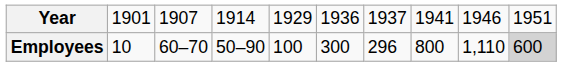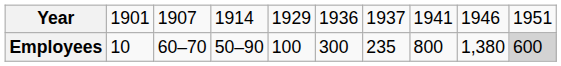(382, 46) 296 -> (381, 46) 235
(484, 46) 1,110 -> (483, 46) 1,380
